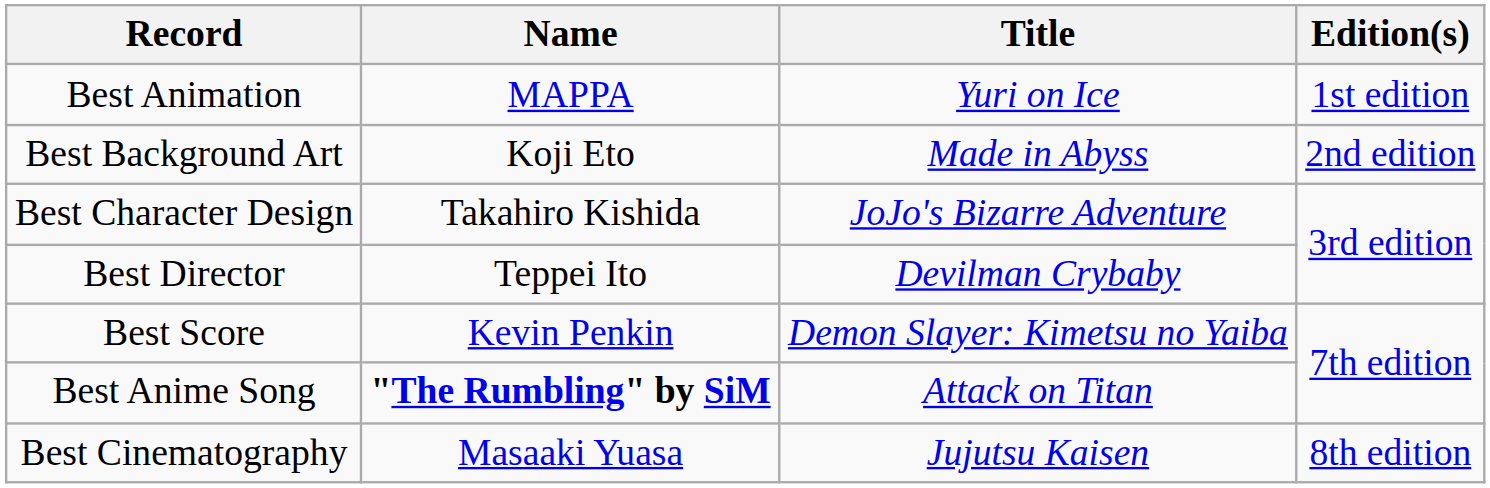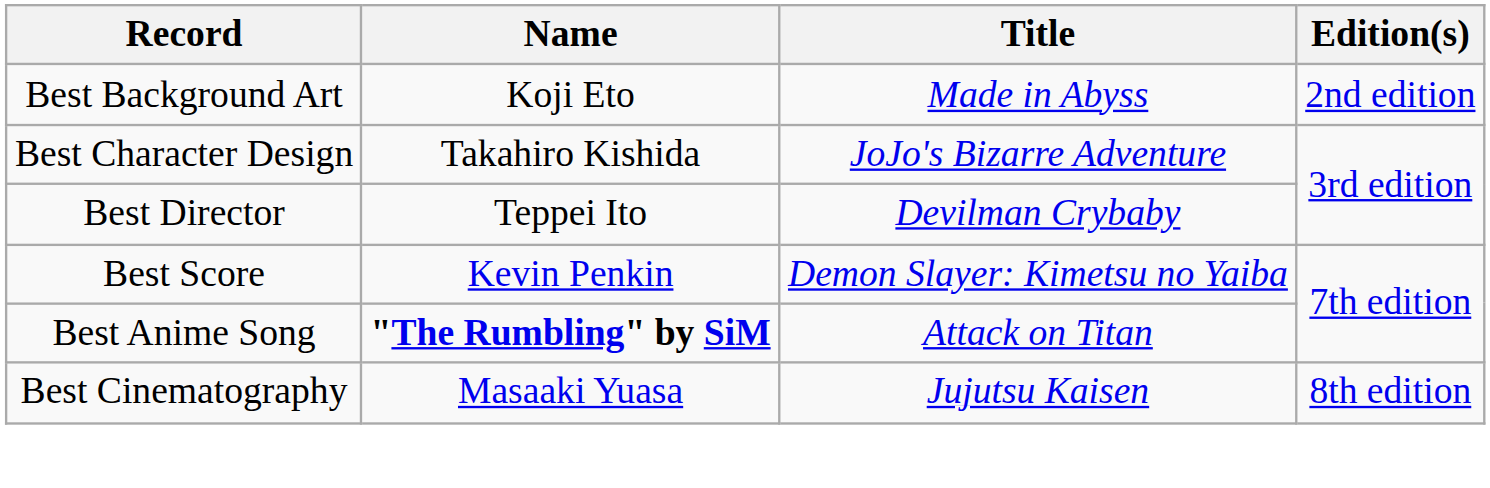- row: (184, 93)
